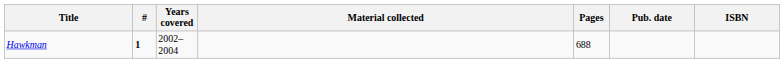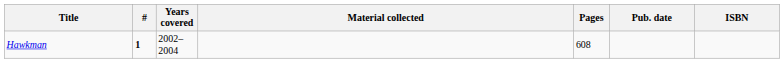(583, 44) 688 -> (583, 44) 608
